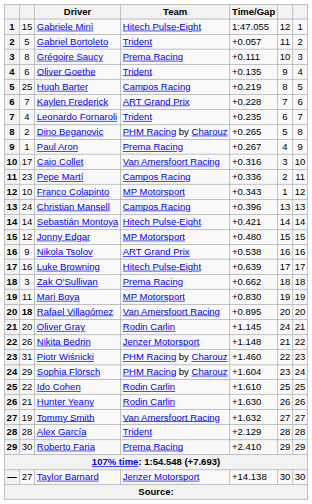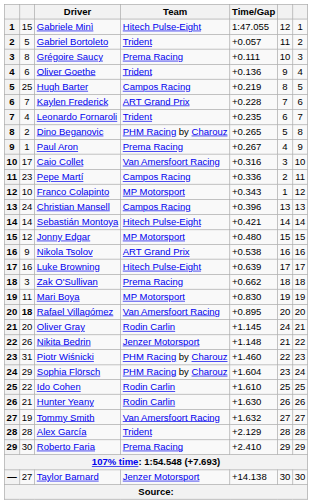(247, 71) +0.135 -> (247, 71) +0.136
